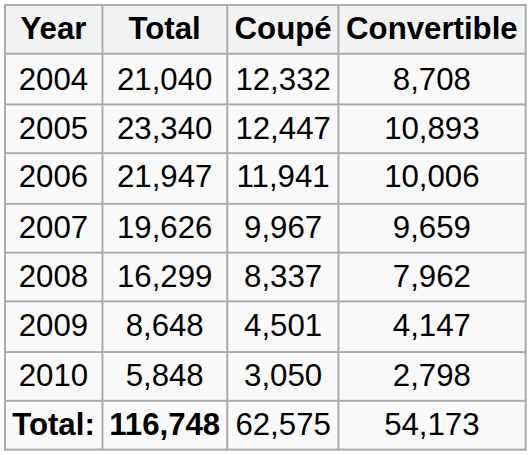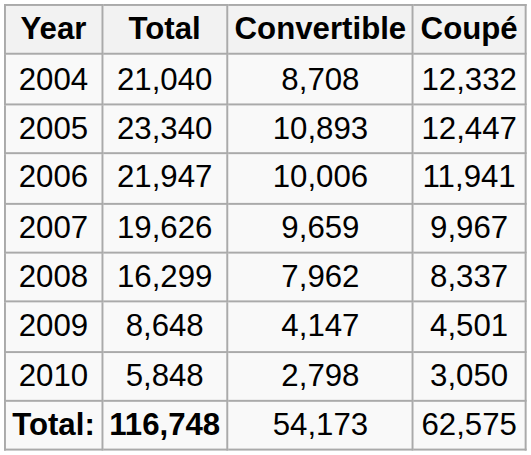columns swapped: (283, 29) <-> (432, 29)
